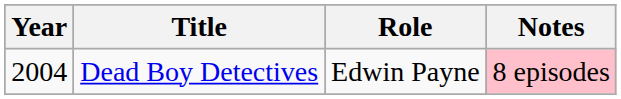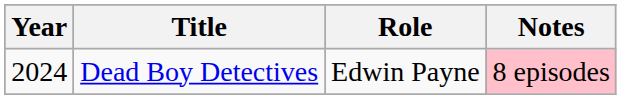(39, 71) 2004 -> (39, 71) 2024
